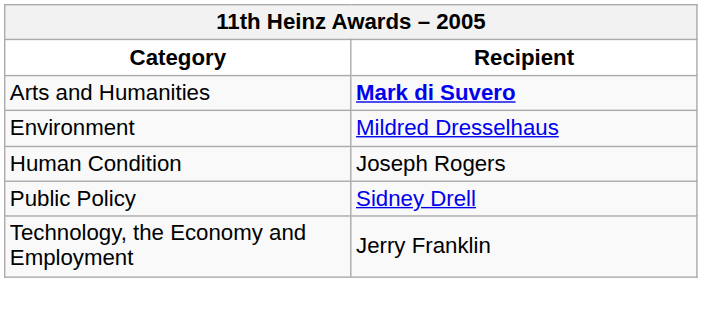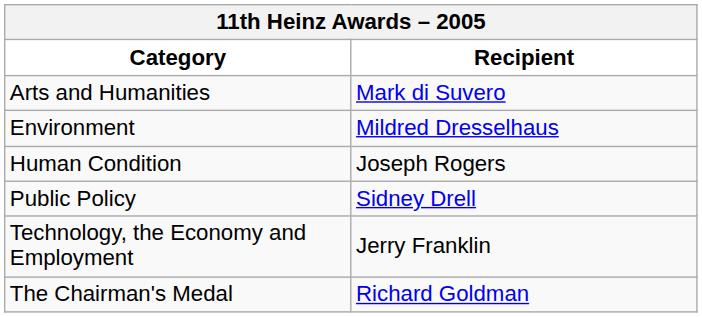(436, 92) bold -> (431, 92) normal
+ row: (121, 294)
